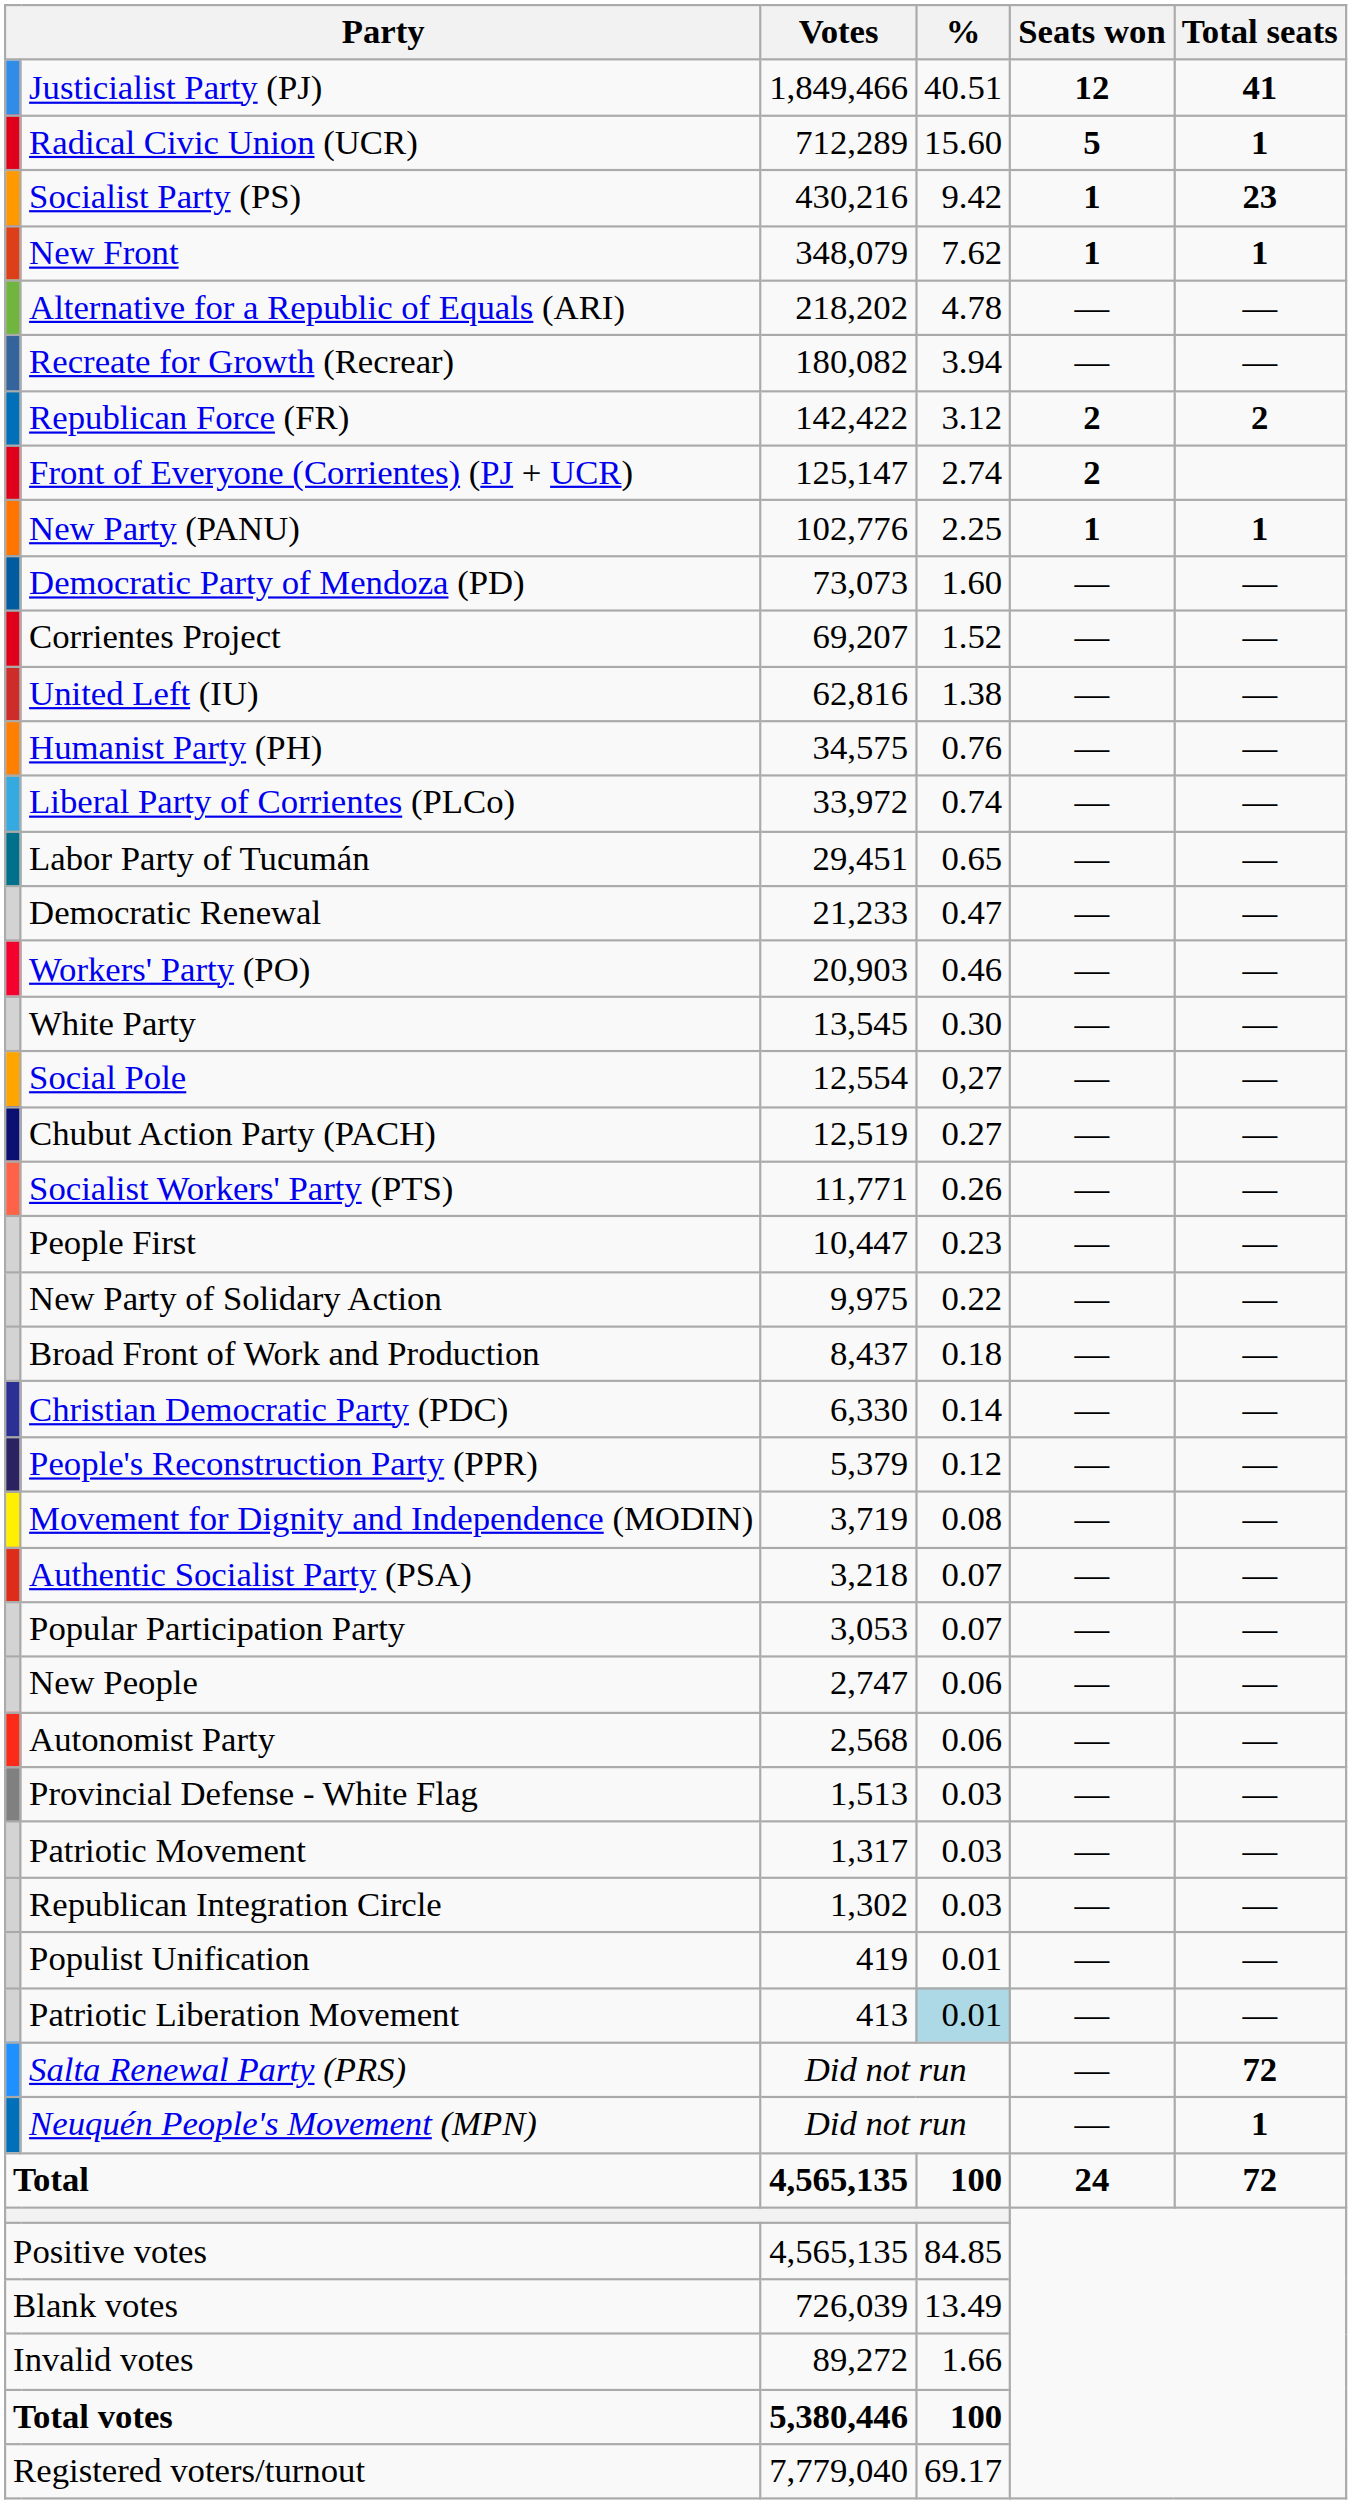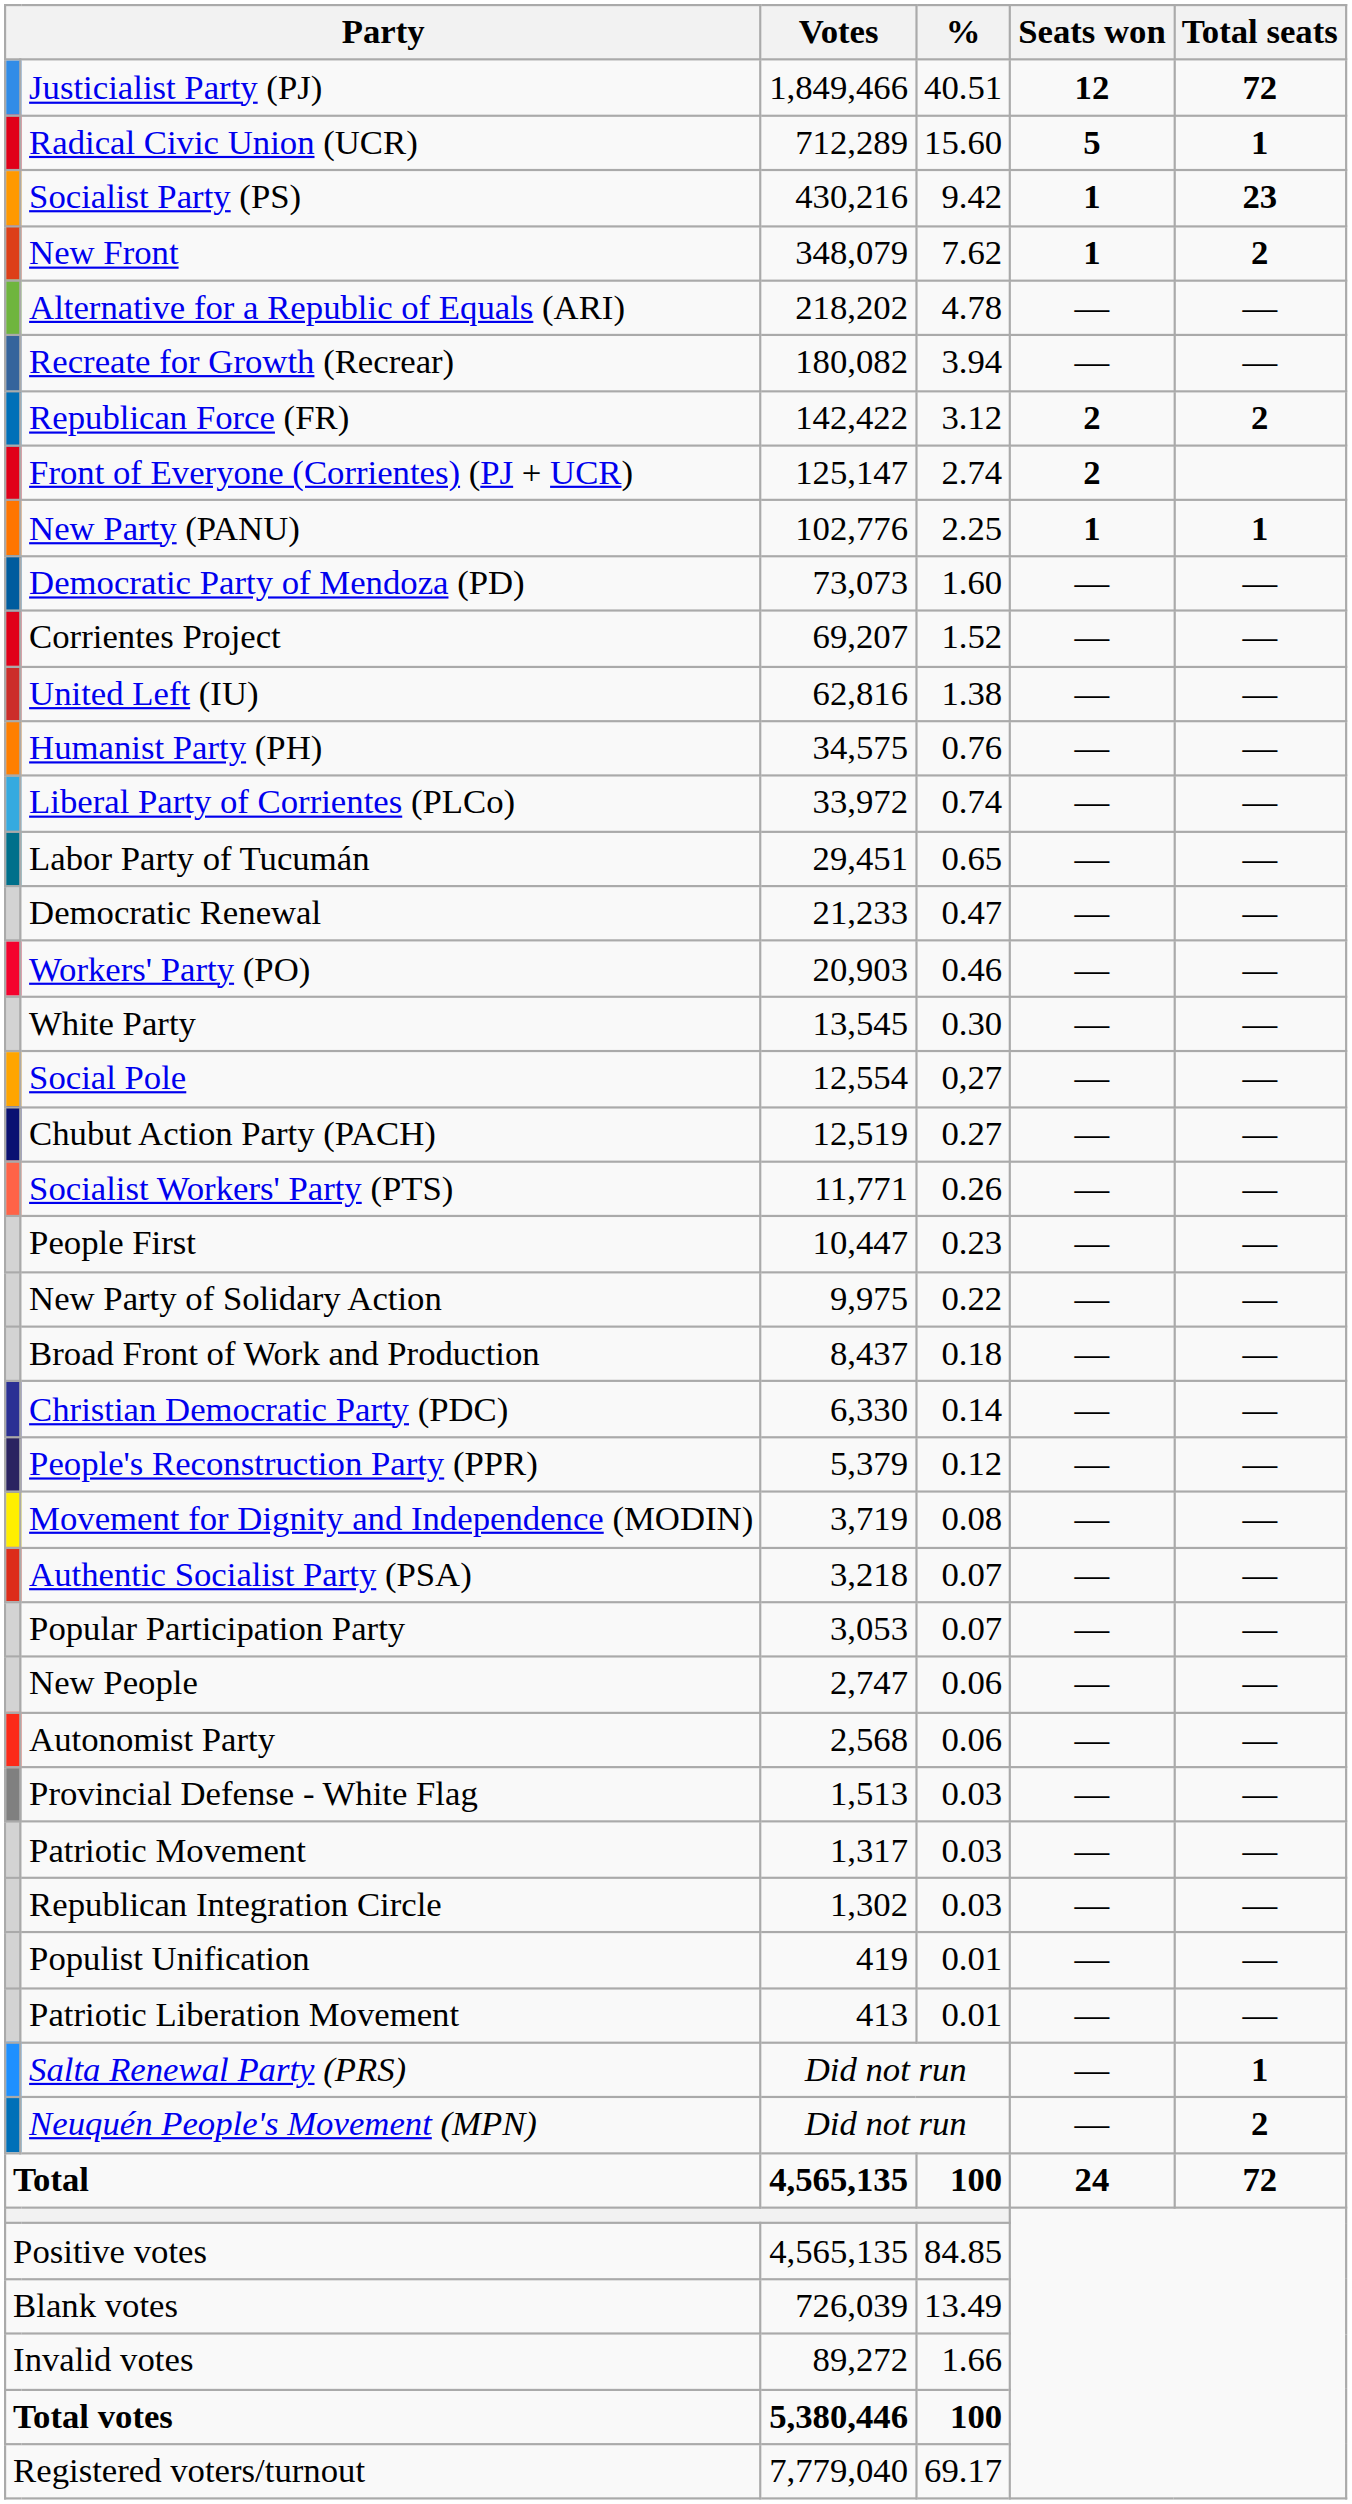(1260, 87) 41 -> (1260, 87) 72
(1260, 252) 1 -> (1260, 252) 2
(972, 2014) lightblue background -> (972, 2014) no background
(1260, 2069) 72 -> (1260, 2069) 1
(1260, 2124) 1 -> (1260, 2124) 2
